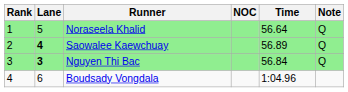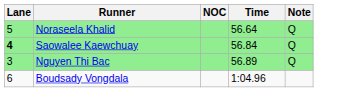- column: (19, 12)
(274, 45) 56.89 -> (244, 45) 56.84
(40, 62) bold -> (10, 62) normal
(274, 62) 56.84 -> (244, 62) 56.89
